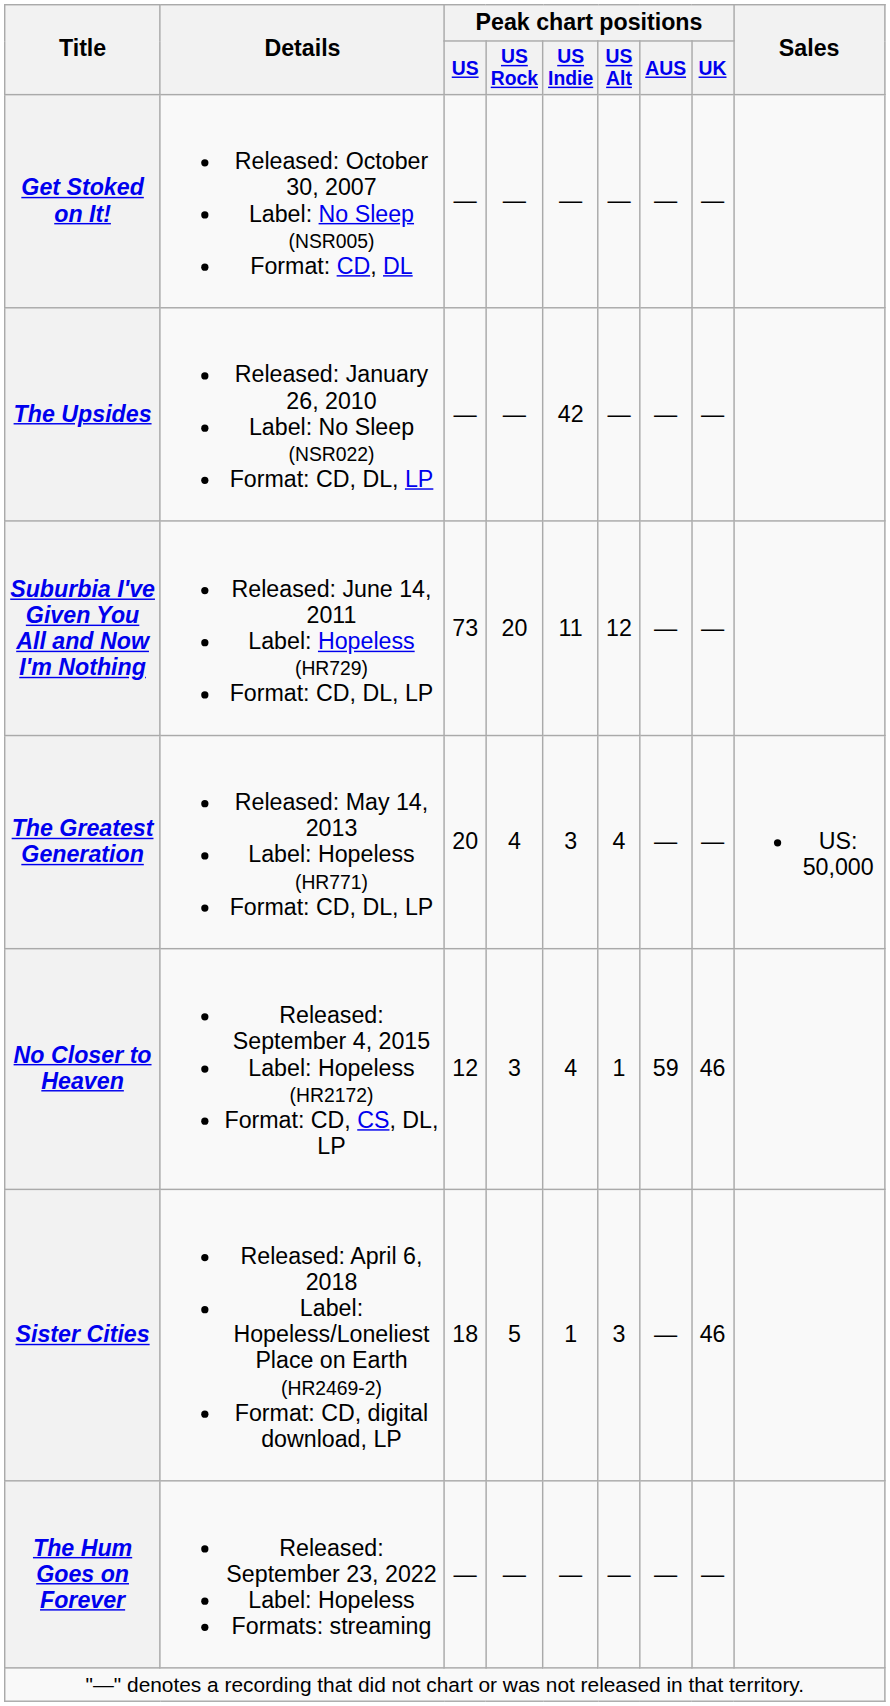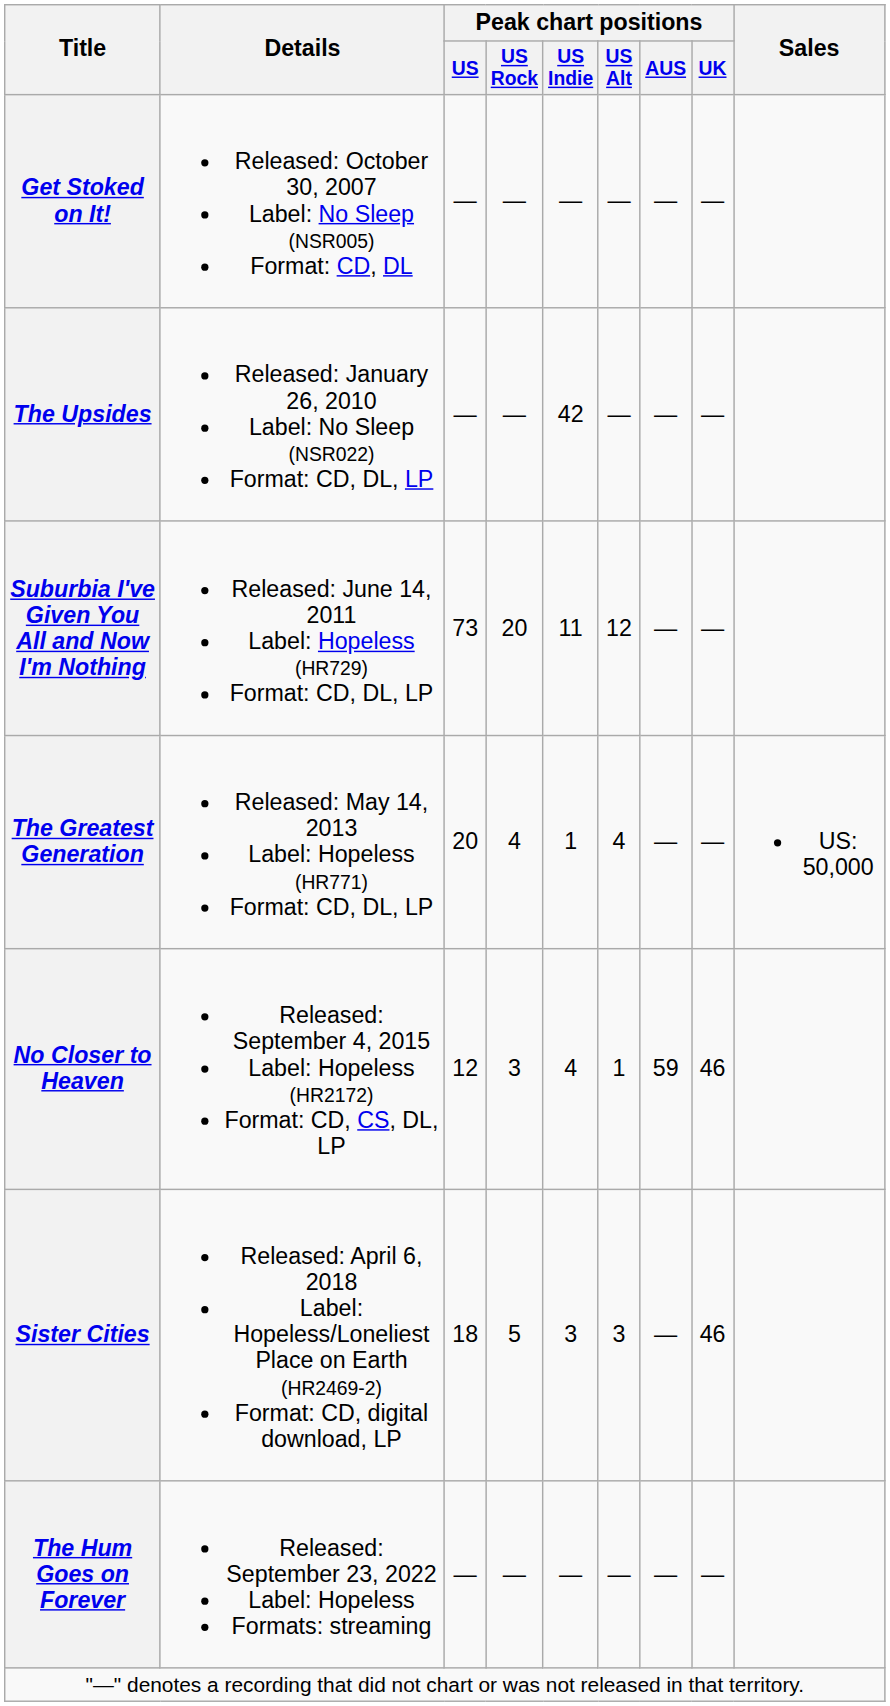(571, 841) 3 -> (571, 841) 1
(571, 1334) 1 -> (571, 1334) 3
